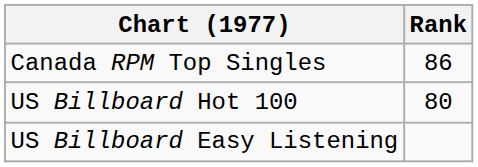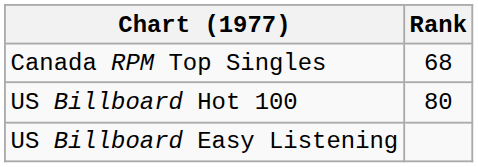(438, 63) 86 -> (438, 63) 68
